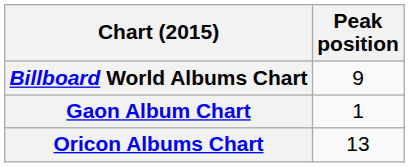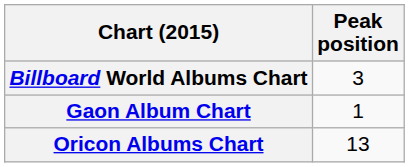(358, 77) 9 -> (358, 77) 3
